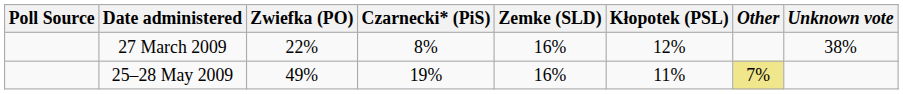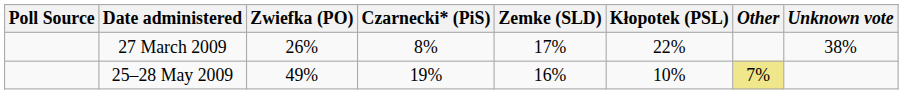(302, 46) 22% -> (302, 46) 26%
(550, 46) 16% -> (550, 46) 17%
(669, 46) 12% -> (669, 46) 22%
(669, 74) 11% -> (669, 74) 10%
